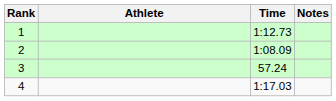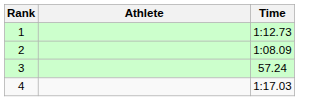- column: (313, 13)
